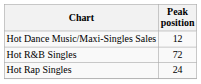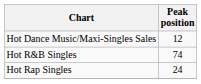(178, 54) 72 -> (178, 54) 74
